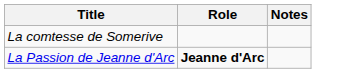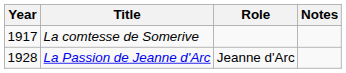+ column: (22, 15)
(223, 57) bold -> (256, 57) normal
